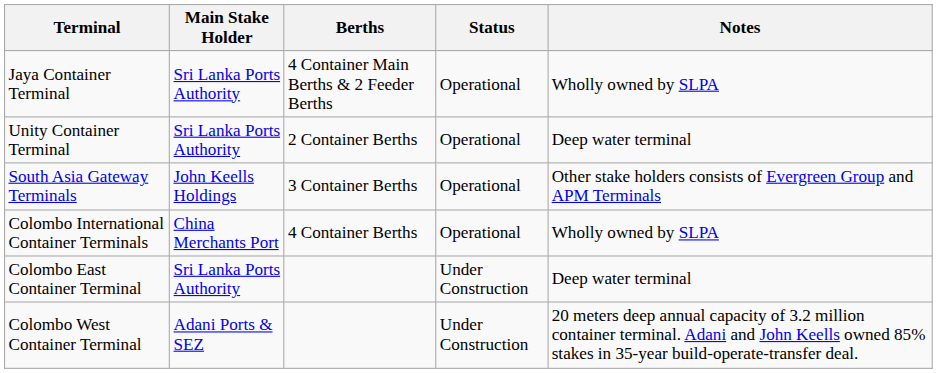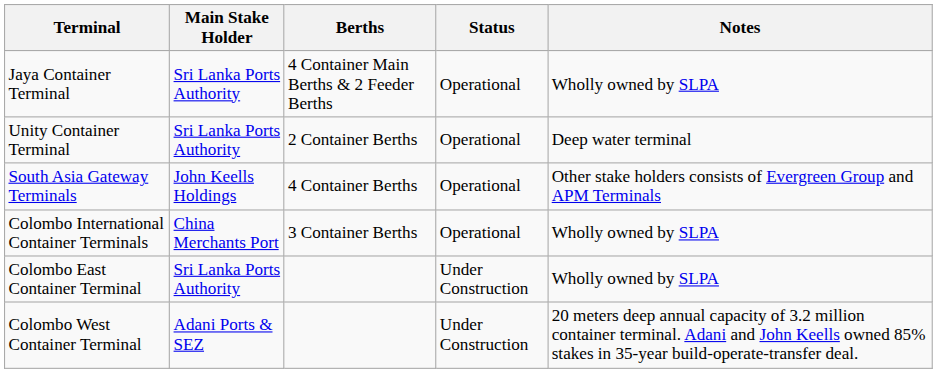(353, 186) 3 Container Berths -> (353, 186) 4 Container Berths
(353, 232) 4 Container Berths -> (353, 232) 3 Container Berths
(622, 279) Deep water terminal -> (635, 279) Wholly owned by SLPA
